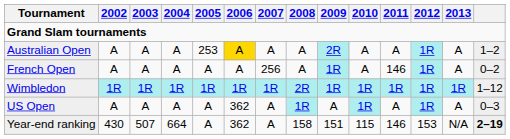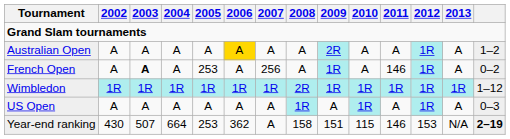(208, 50) 253 -> (208, 50) A
(145, 69) normal -> (145, 69) bold
(208, 69) A -> (208, 69) 253
(239, 106) 362 -> (239, 106) A
(208, 124) A -> (208, 124) 253
